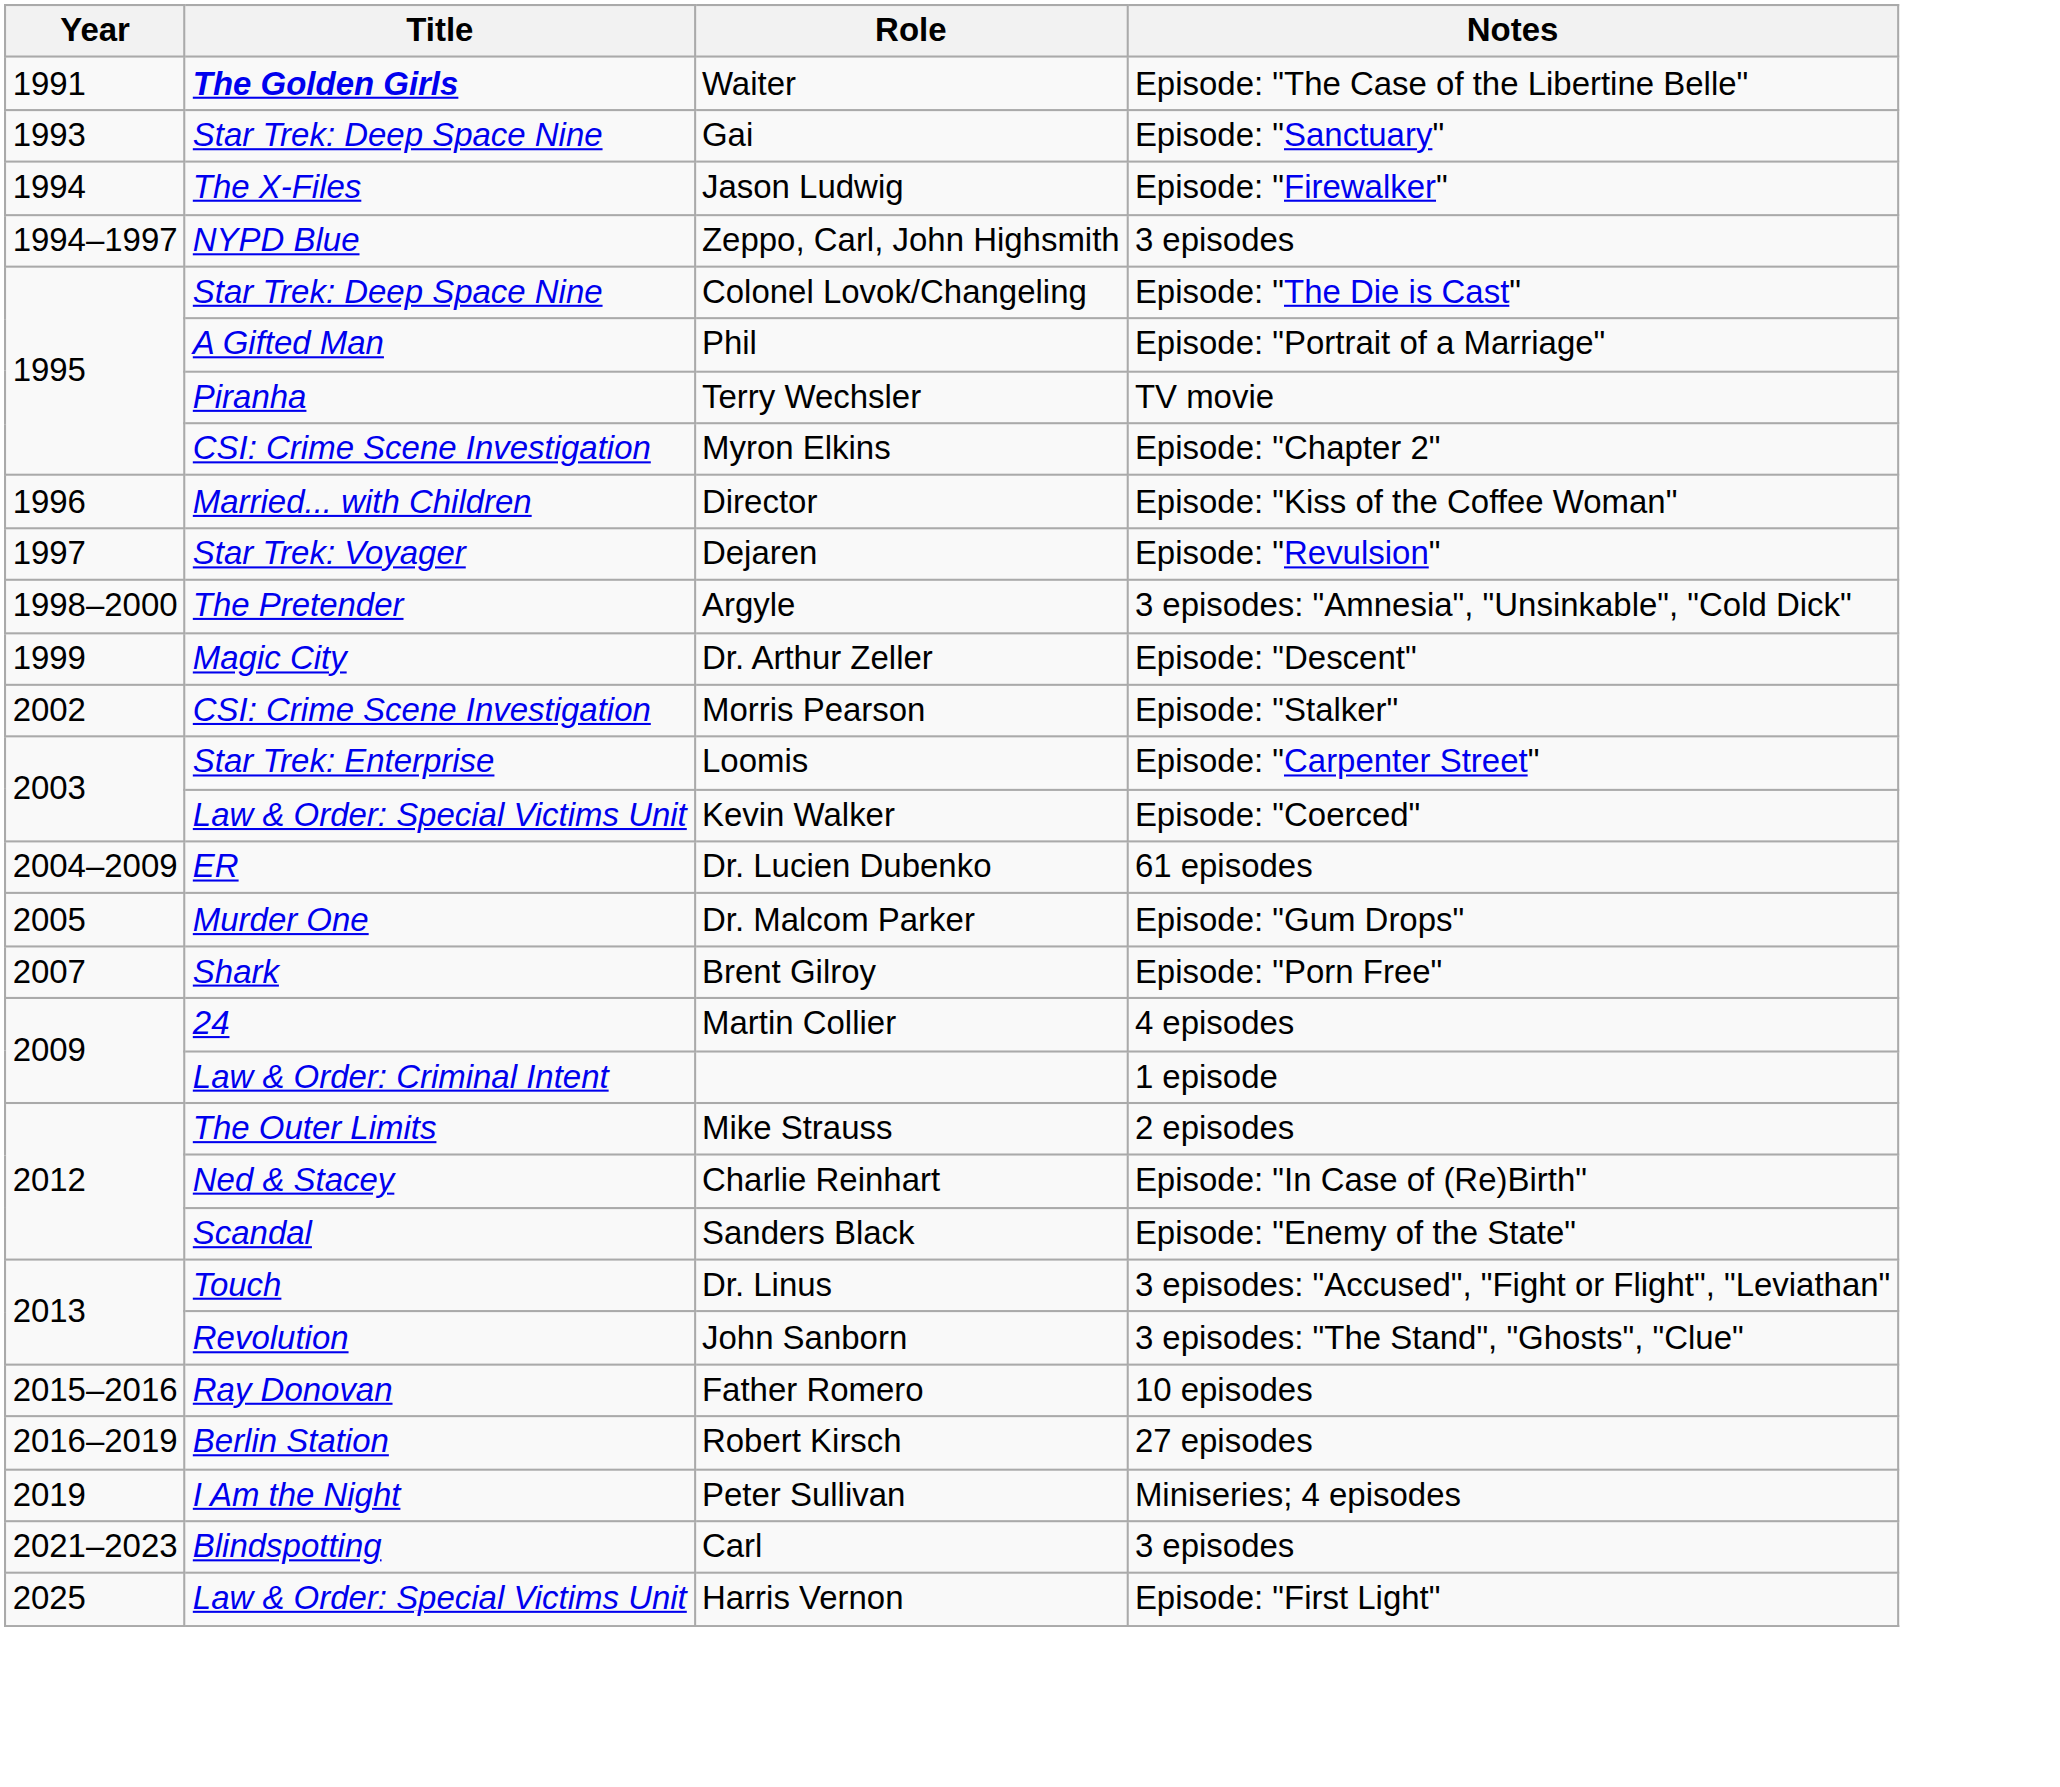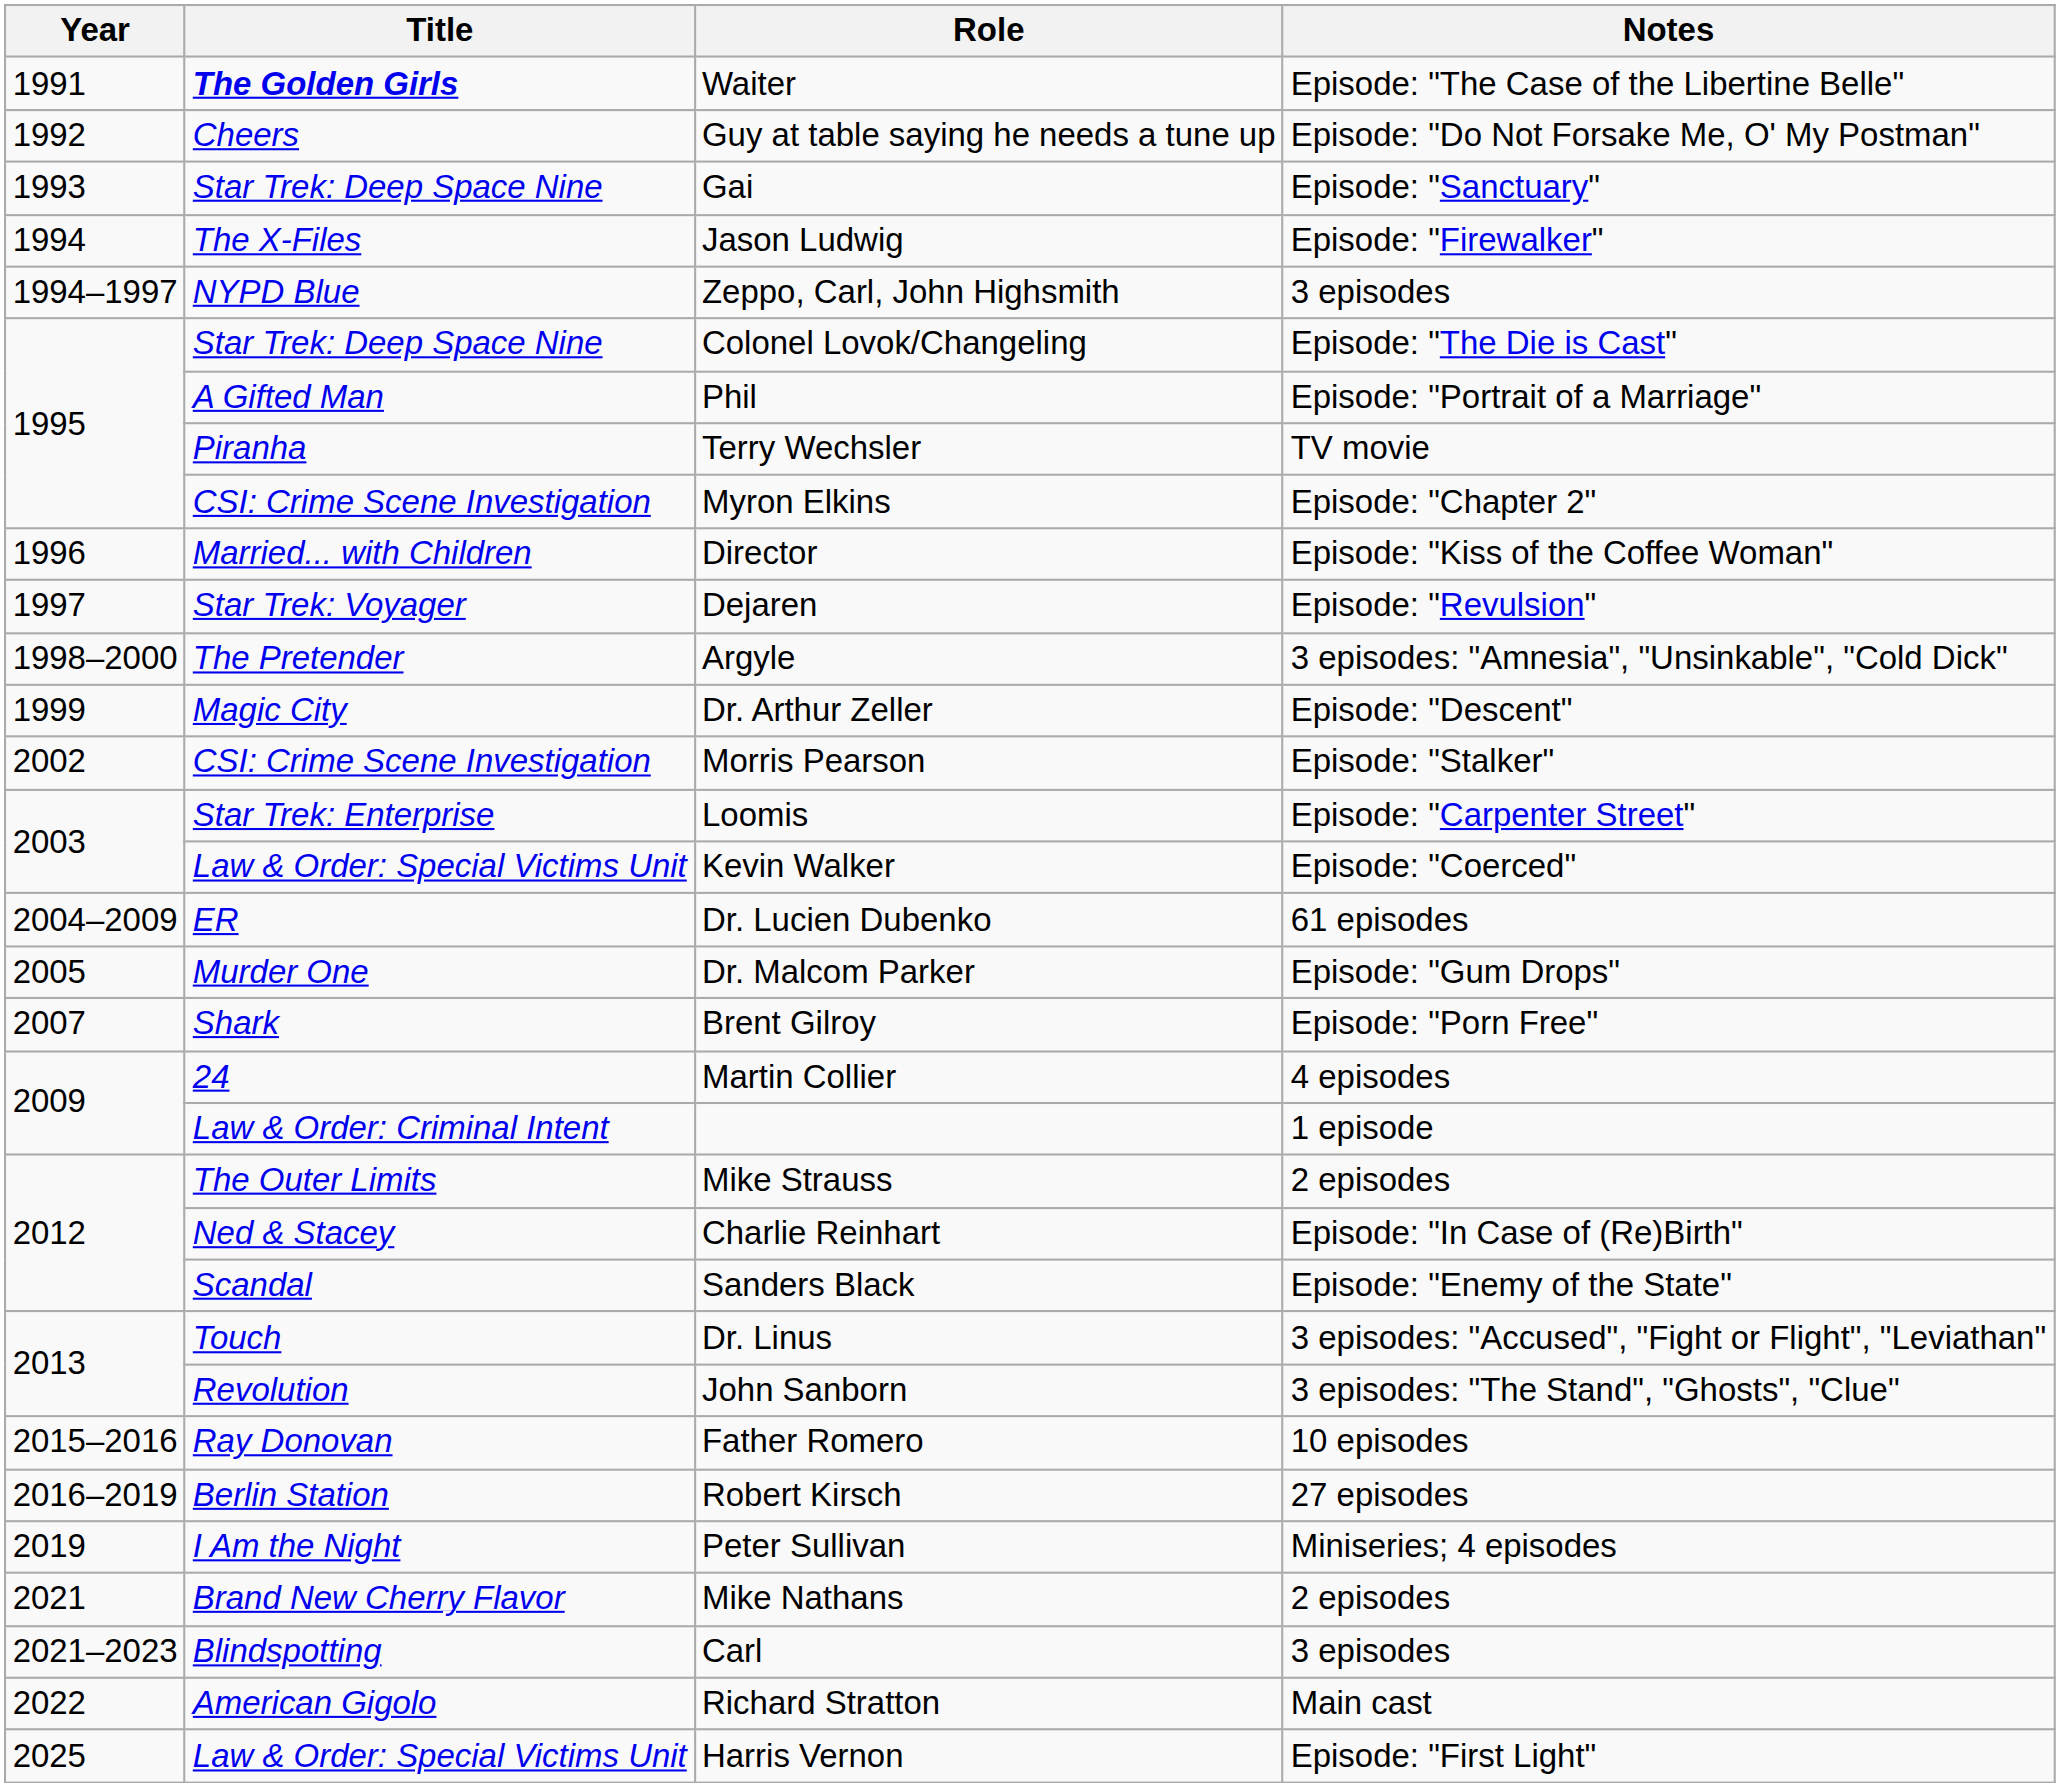+ row: (989, 135)
+ row: (803, 1598)
+ row: (821, 1703)
